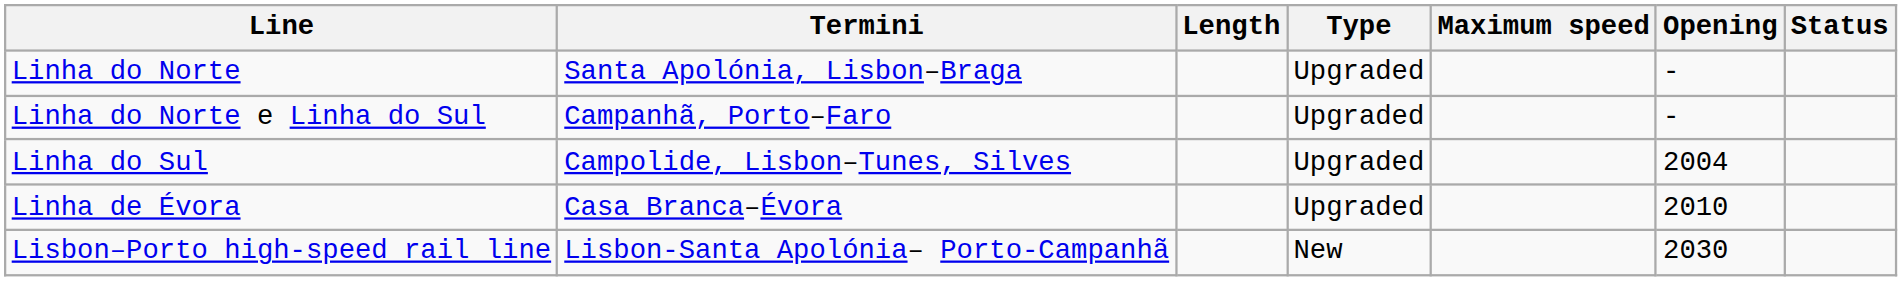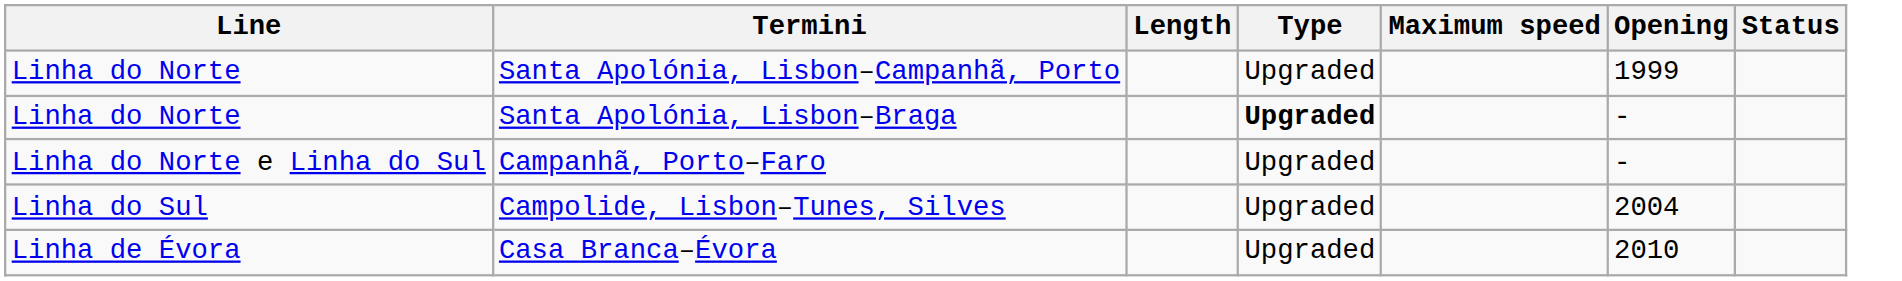+ row: (810, 72)
(1359, 72) normal -> (1310, 117) bold
- row: (867, 252)
